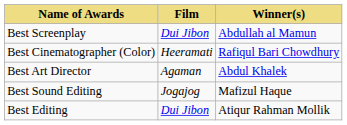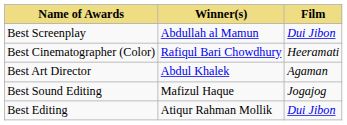columns swapped: (279, 14) <-> (187, 14)
